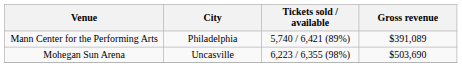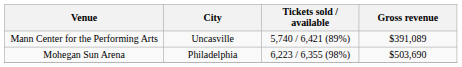(213, 39) Philadelphia -> (213, 39) Uncasville
(213, 54) Uncasville -> (213, 54) Philadelphia
